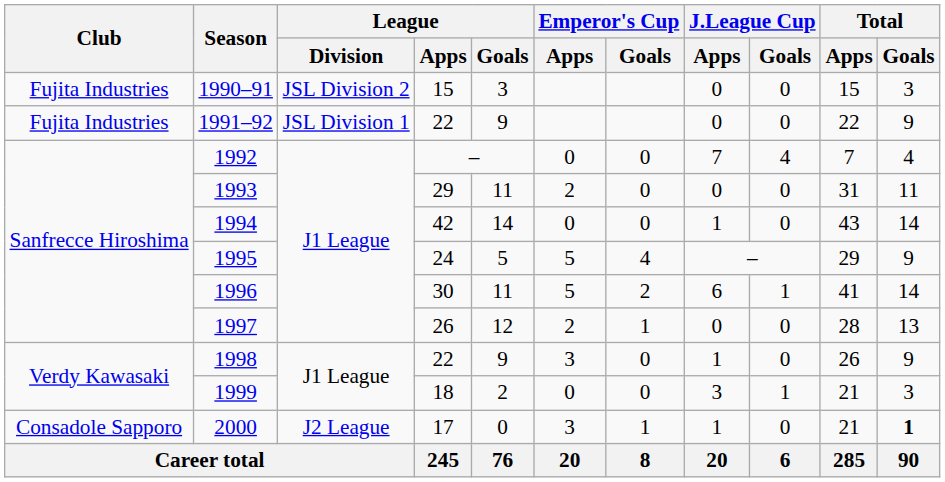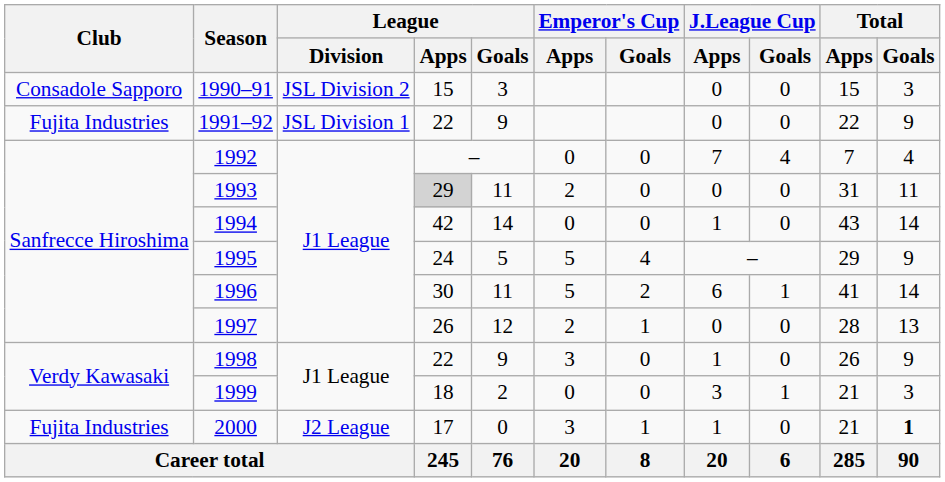(99, 88) Fujita Industries -> (99, 88) Consadole Sapporo
(443, 190) no background -> (443, 190) lightgrey background
(99, 426) Consadole Sapporo -> (99, 426) Fujita Industries
